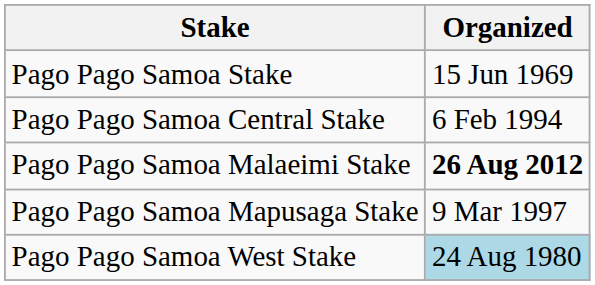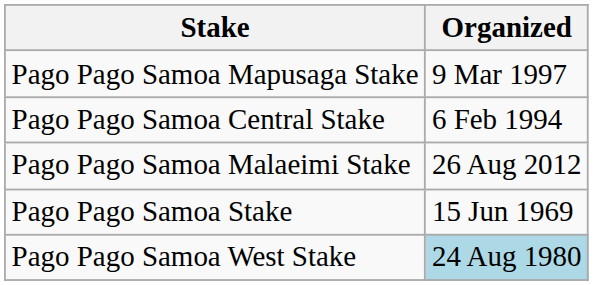rows swapped: (152, 73) <-> (215, 211)
(508, 165) bold -> (507, 165) normal
